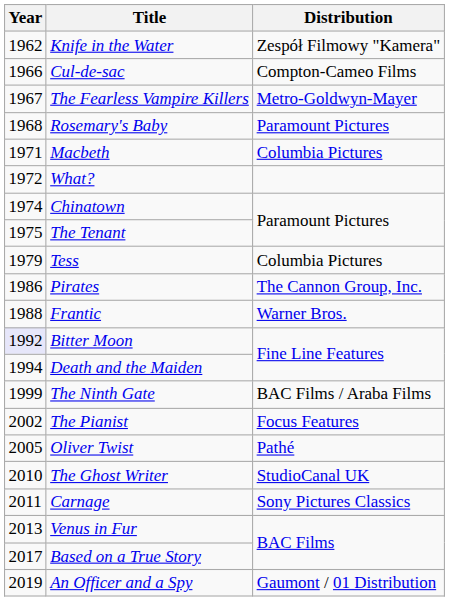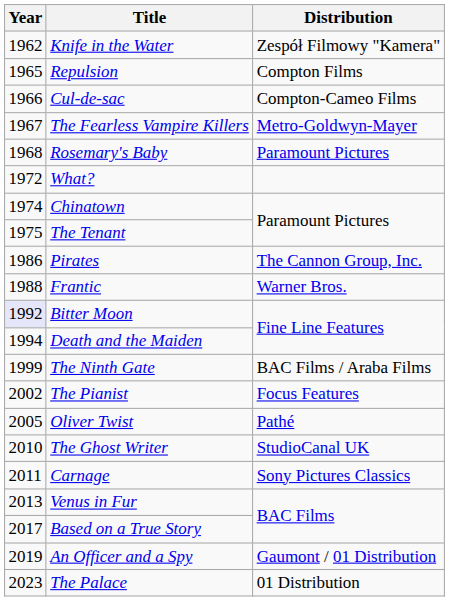+ row: (84, 71)
- row: (80, 152)
- row: (64, 260)
+ row: (89, 582)
